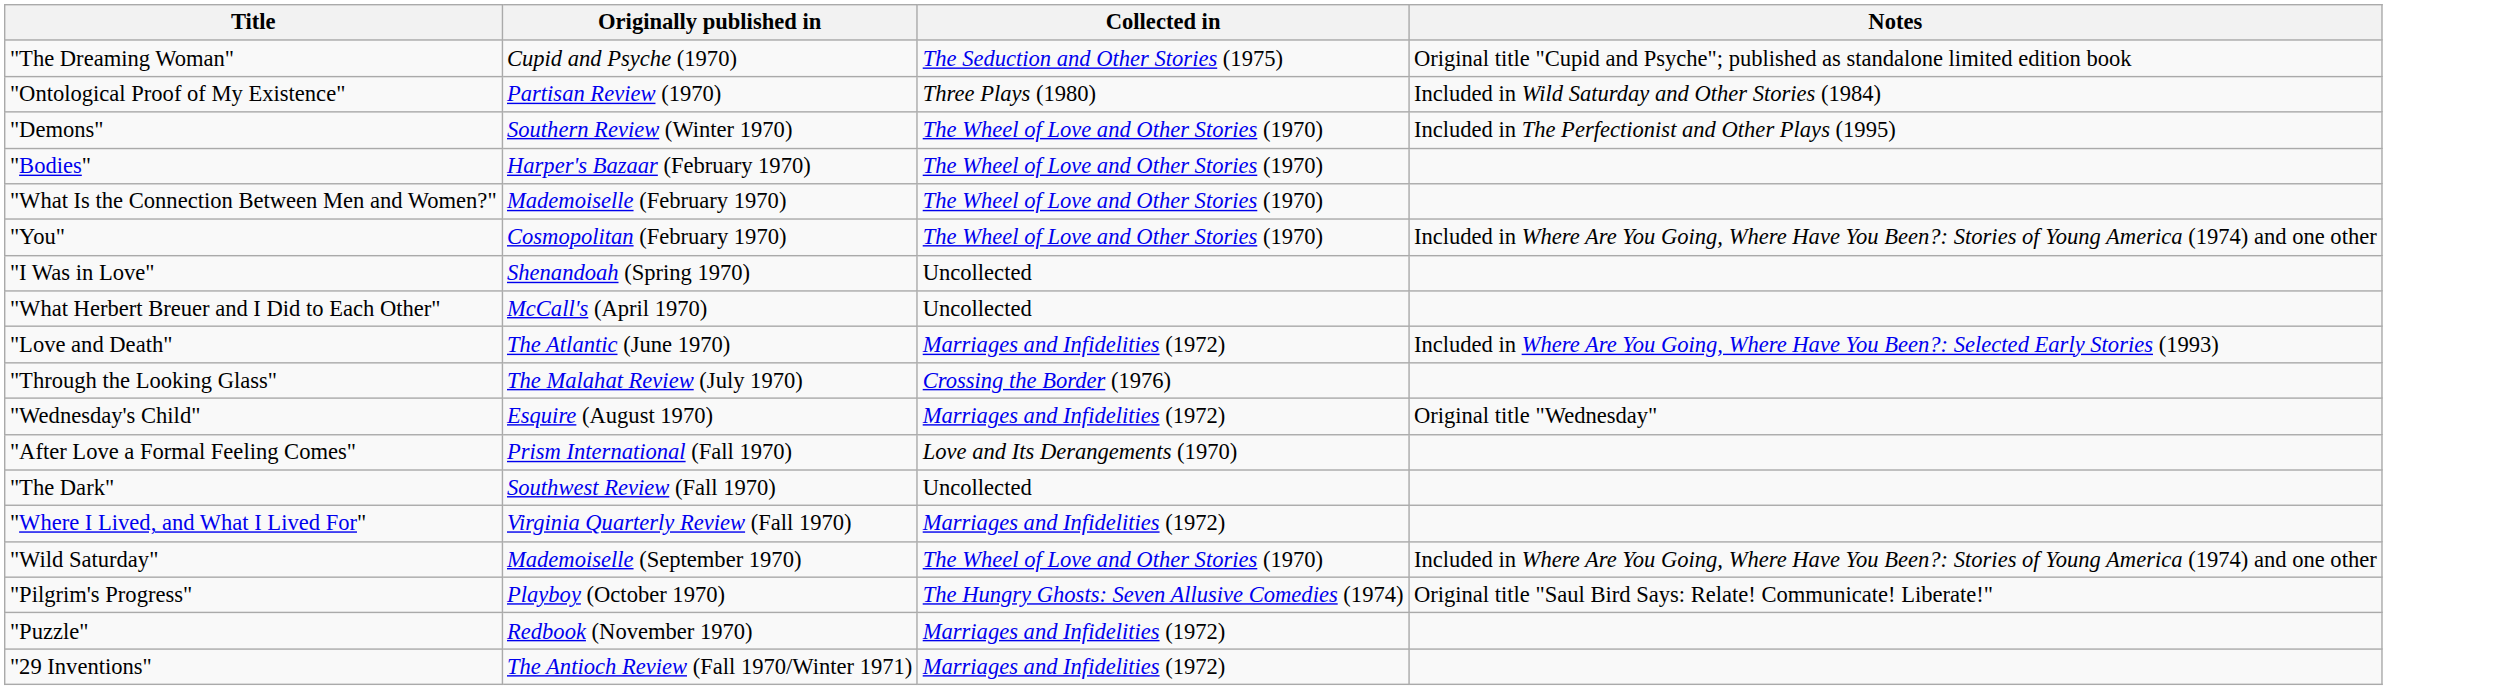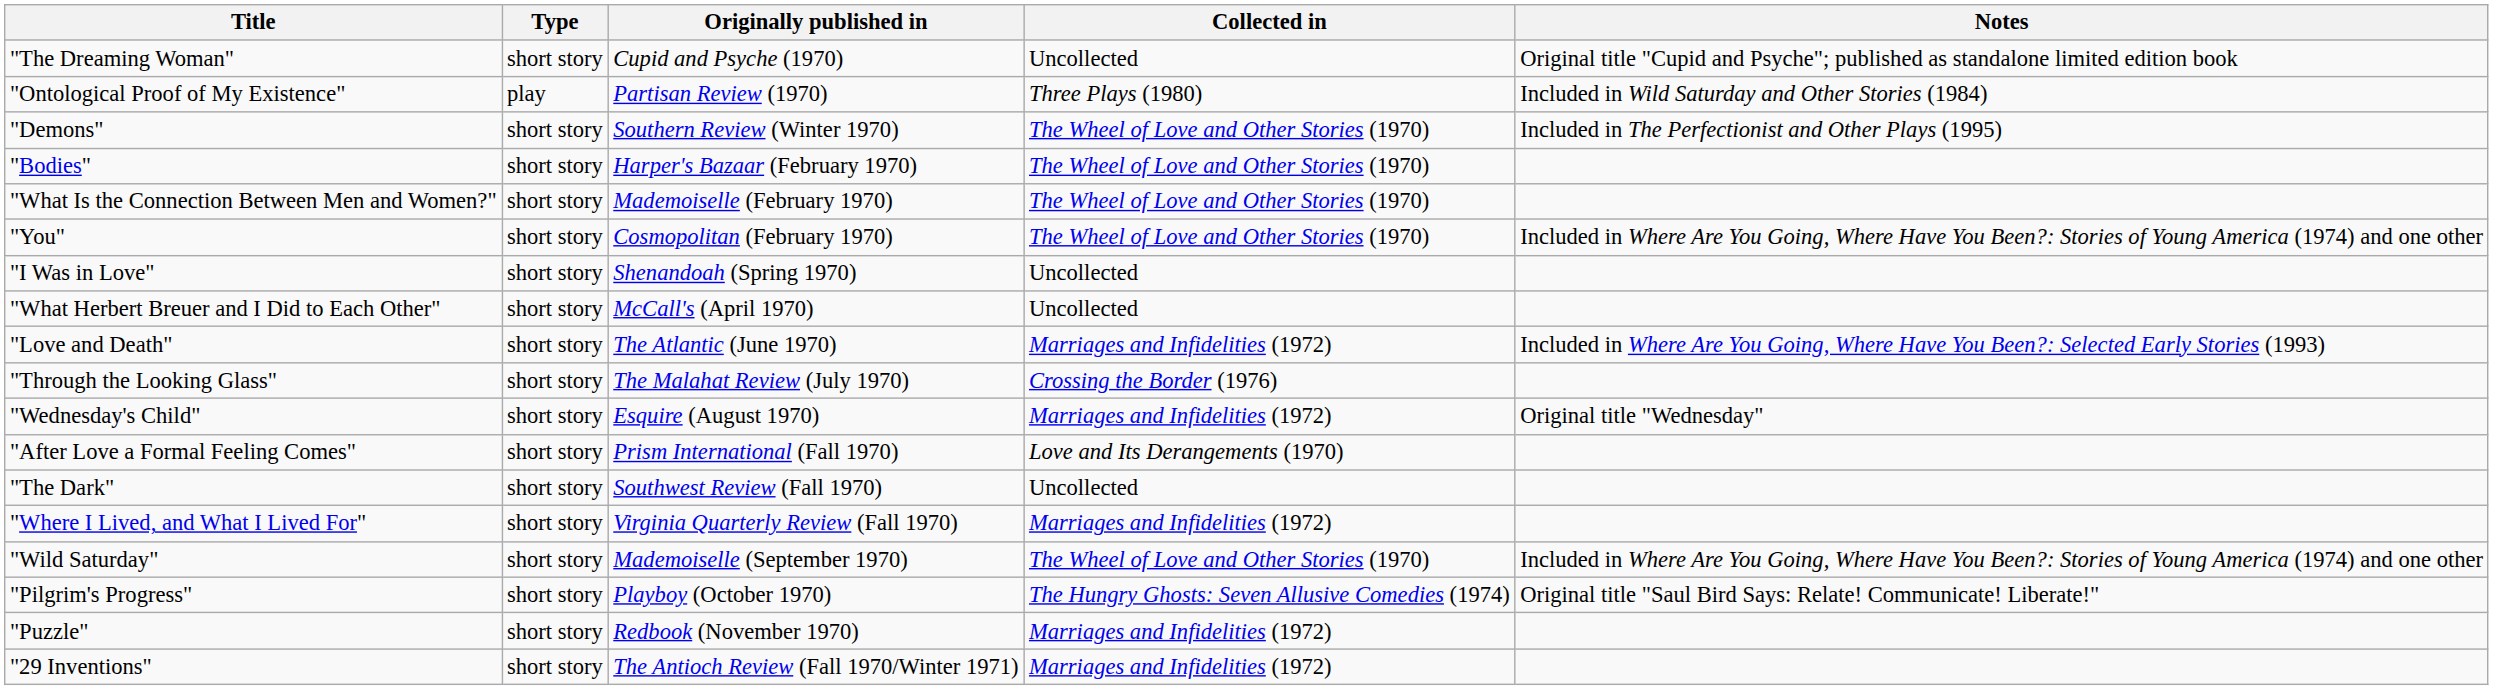+ column: (555, 22)
(1103, 58) The Seduction and Other Stories (1975) -> (1083, 58) Uncollected
